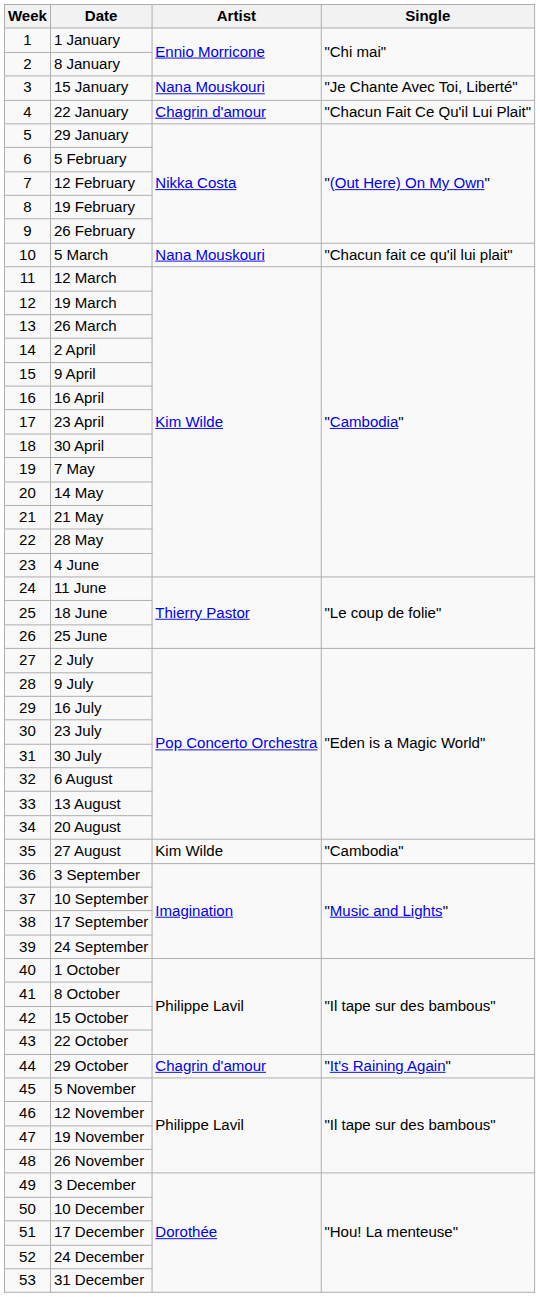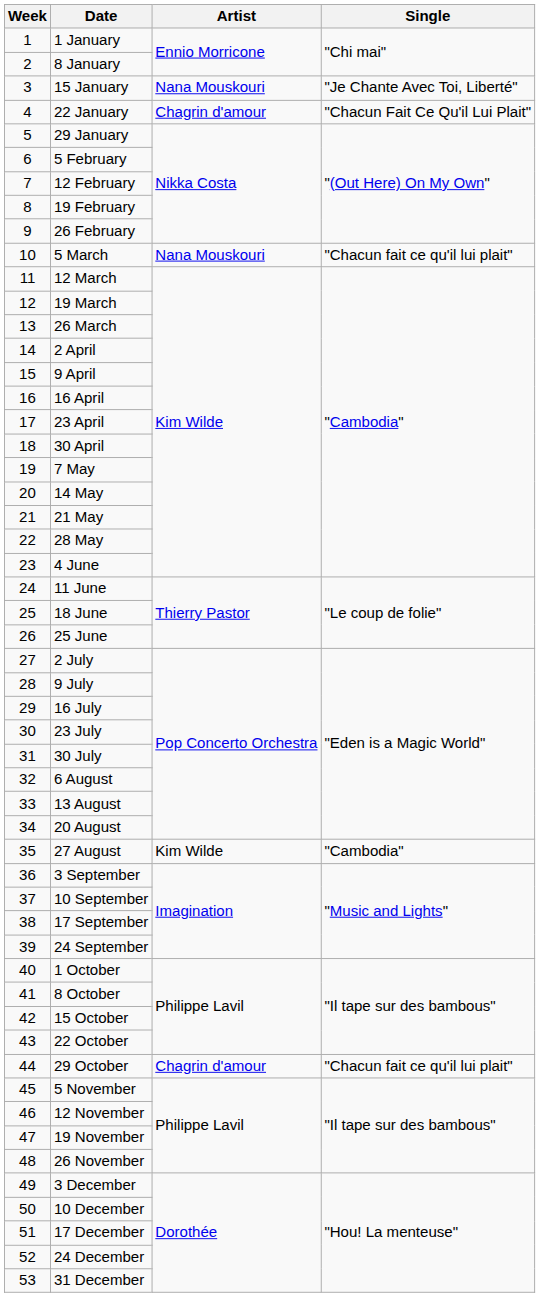(388, 1065) "It's Raining Again" -> (419, 1065) "Chacun fait ce qu'il lui plait"
